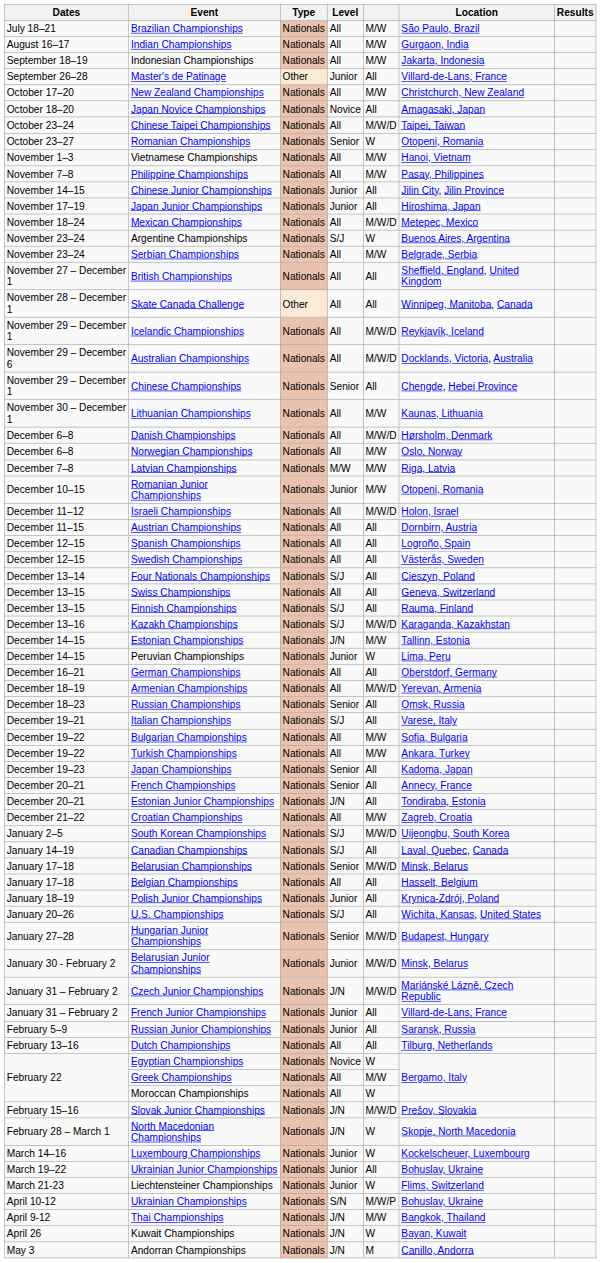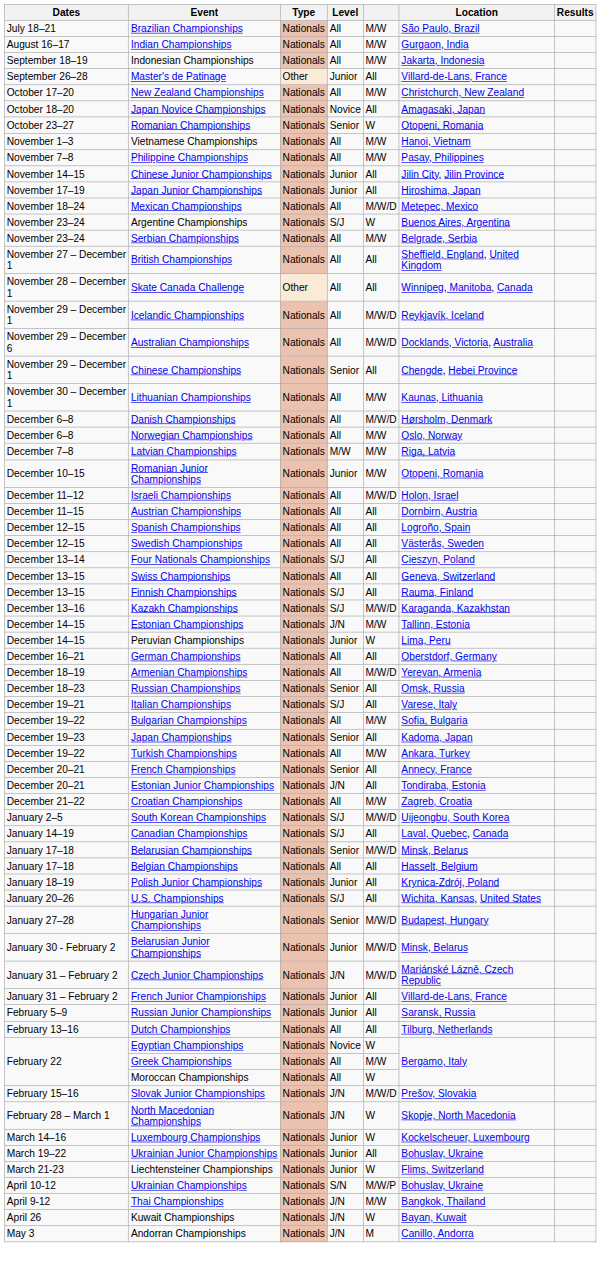- row: (201, 125)
rows swapped: (184, 753) <-> (181, 769)
